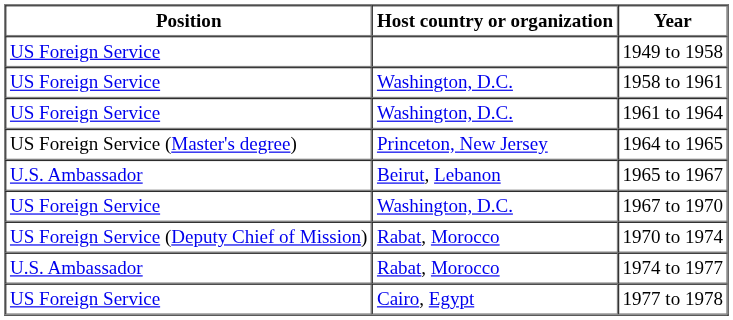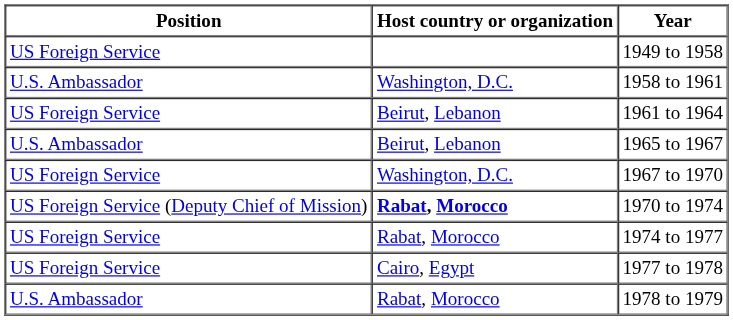(85, 82) US Foreign Service -> (76, 82) U.S. Ambassador
(445, 113) Washington, D.C. -> (439, 113) Beirut, Lebanon
- row: (673, 144)
(438, 237) normal -> (442, 206) bold
(76, 268) U.S. Ambassador -> (85, 237) US Foreign Service
+ row: (673, 299)
